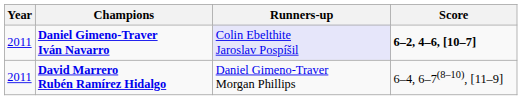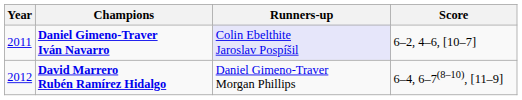(435, 42) bold -> (435, 42) normal
(19, 77) 2011 -> (20, 77) 2012
